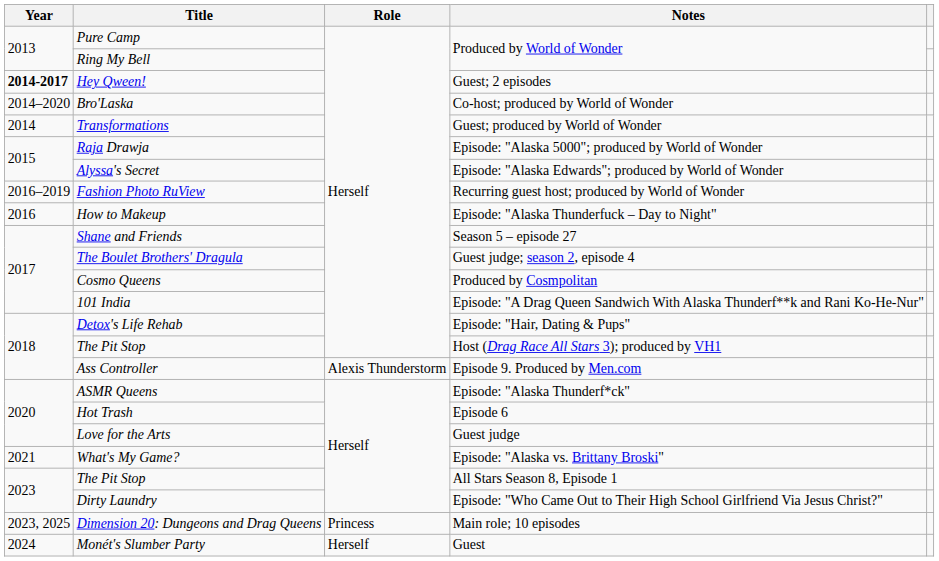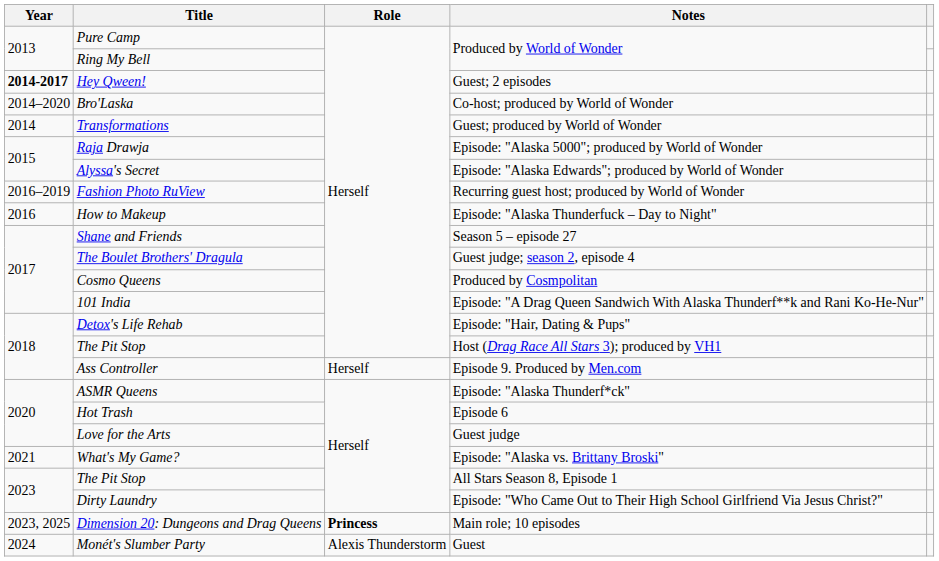(387, 368) Alexis Thunderstorm -> (348, 368) Herself
(351, 523) normal -> (353, 523) bold
(348, 545) Herself -> (387, 545) Alexis Thunderstorm
